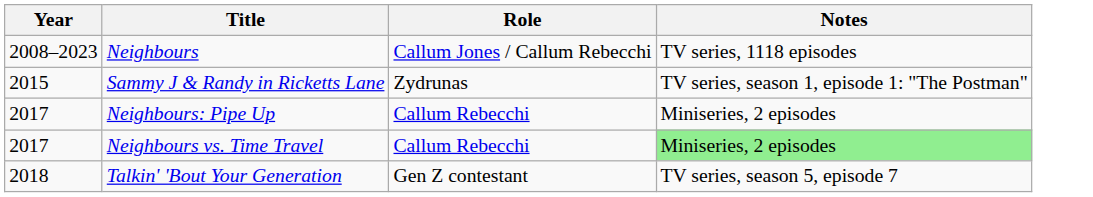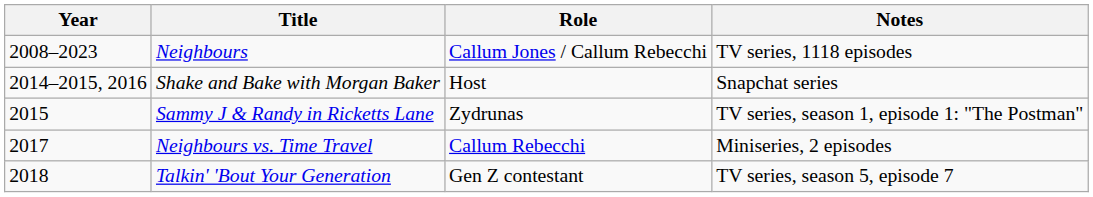+ row: (298, 82)
- row: (191, 113)
(748, 144) lightgreen background -> (804, 144) no background
